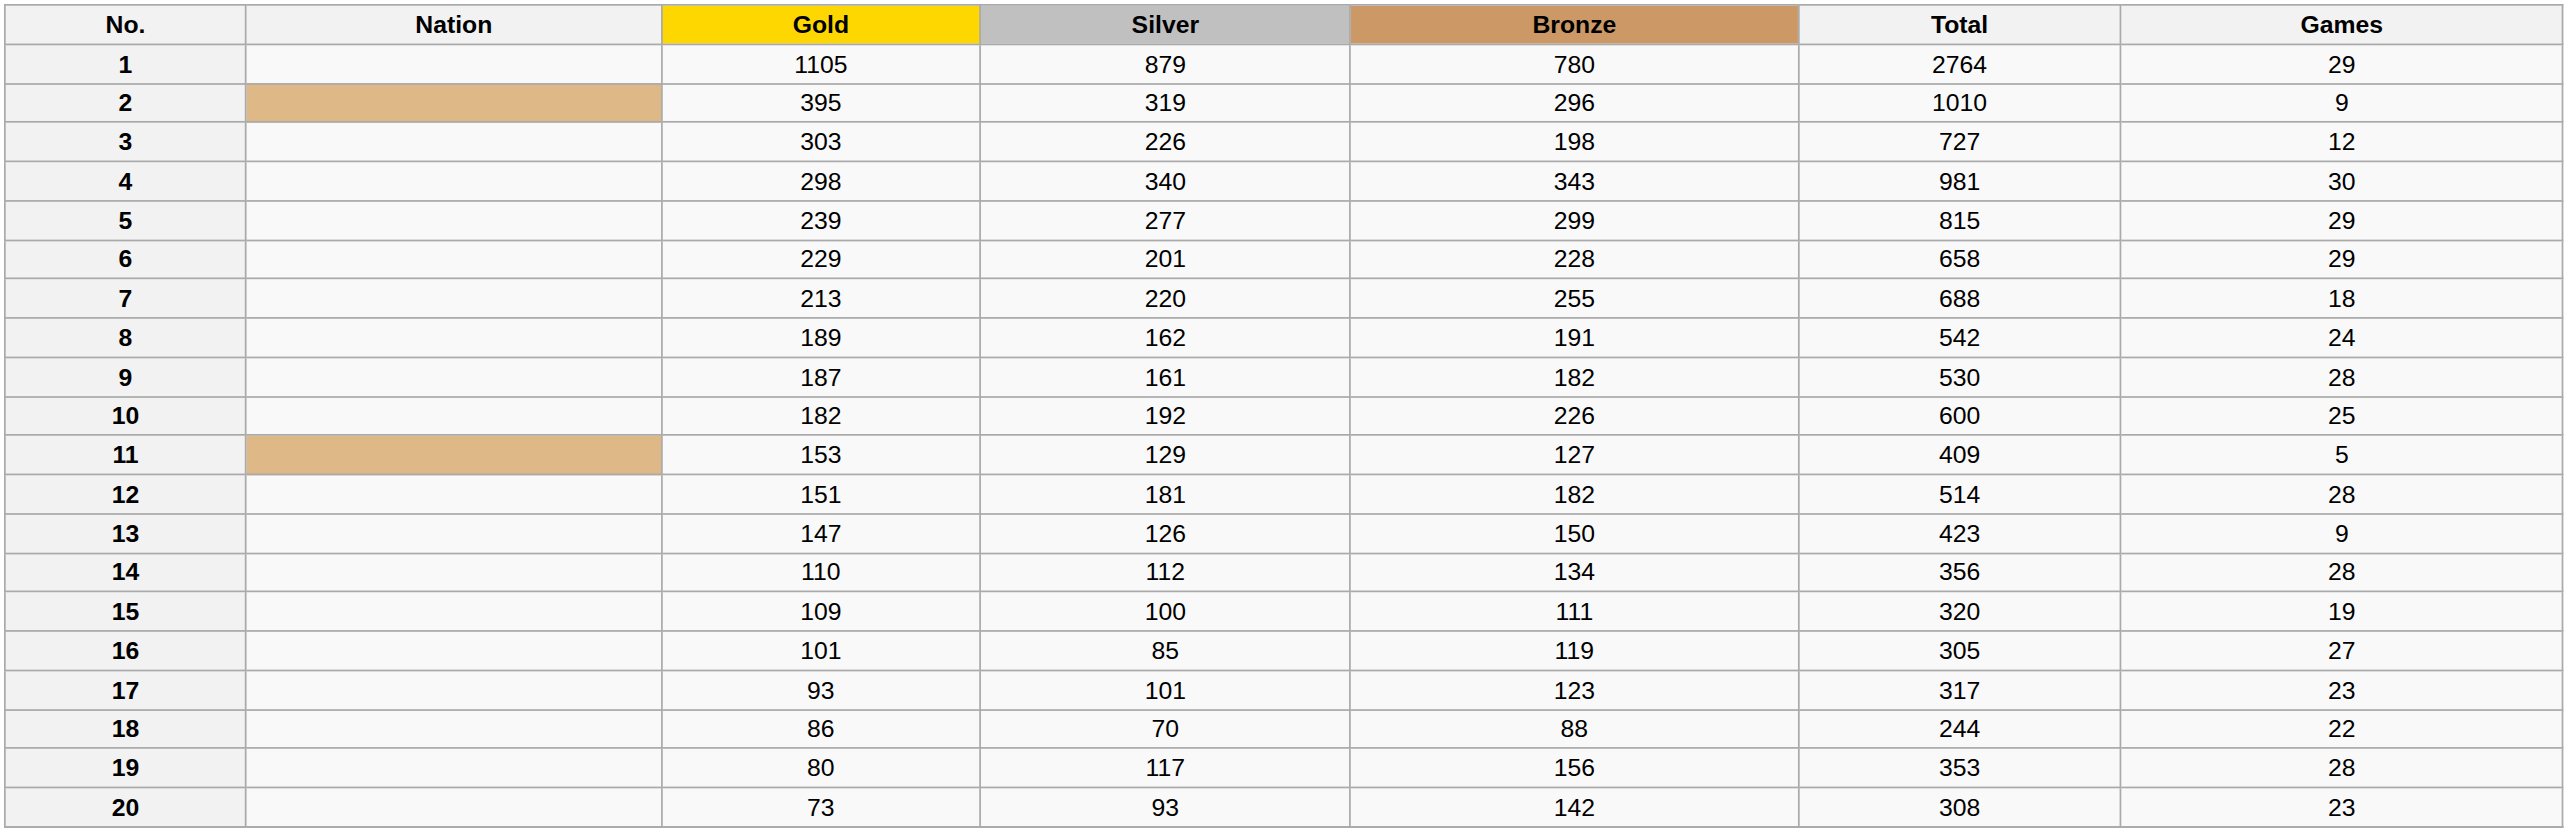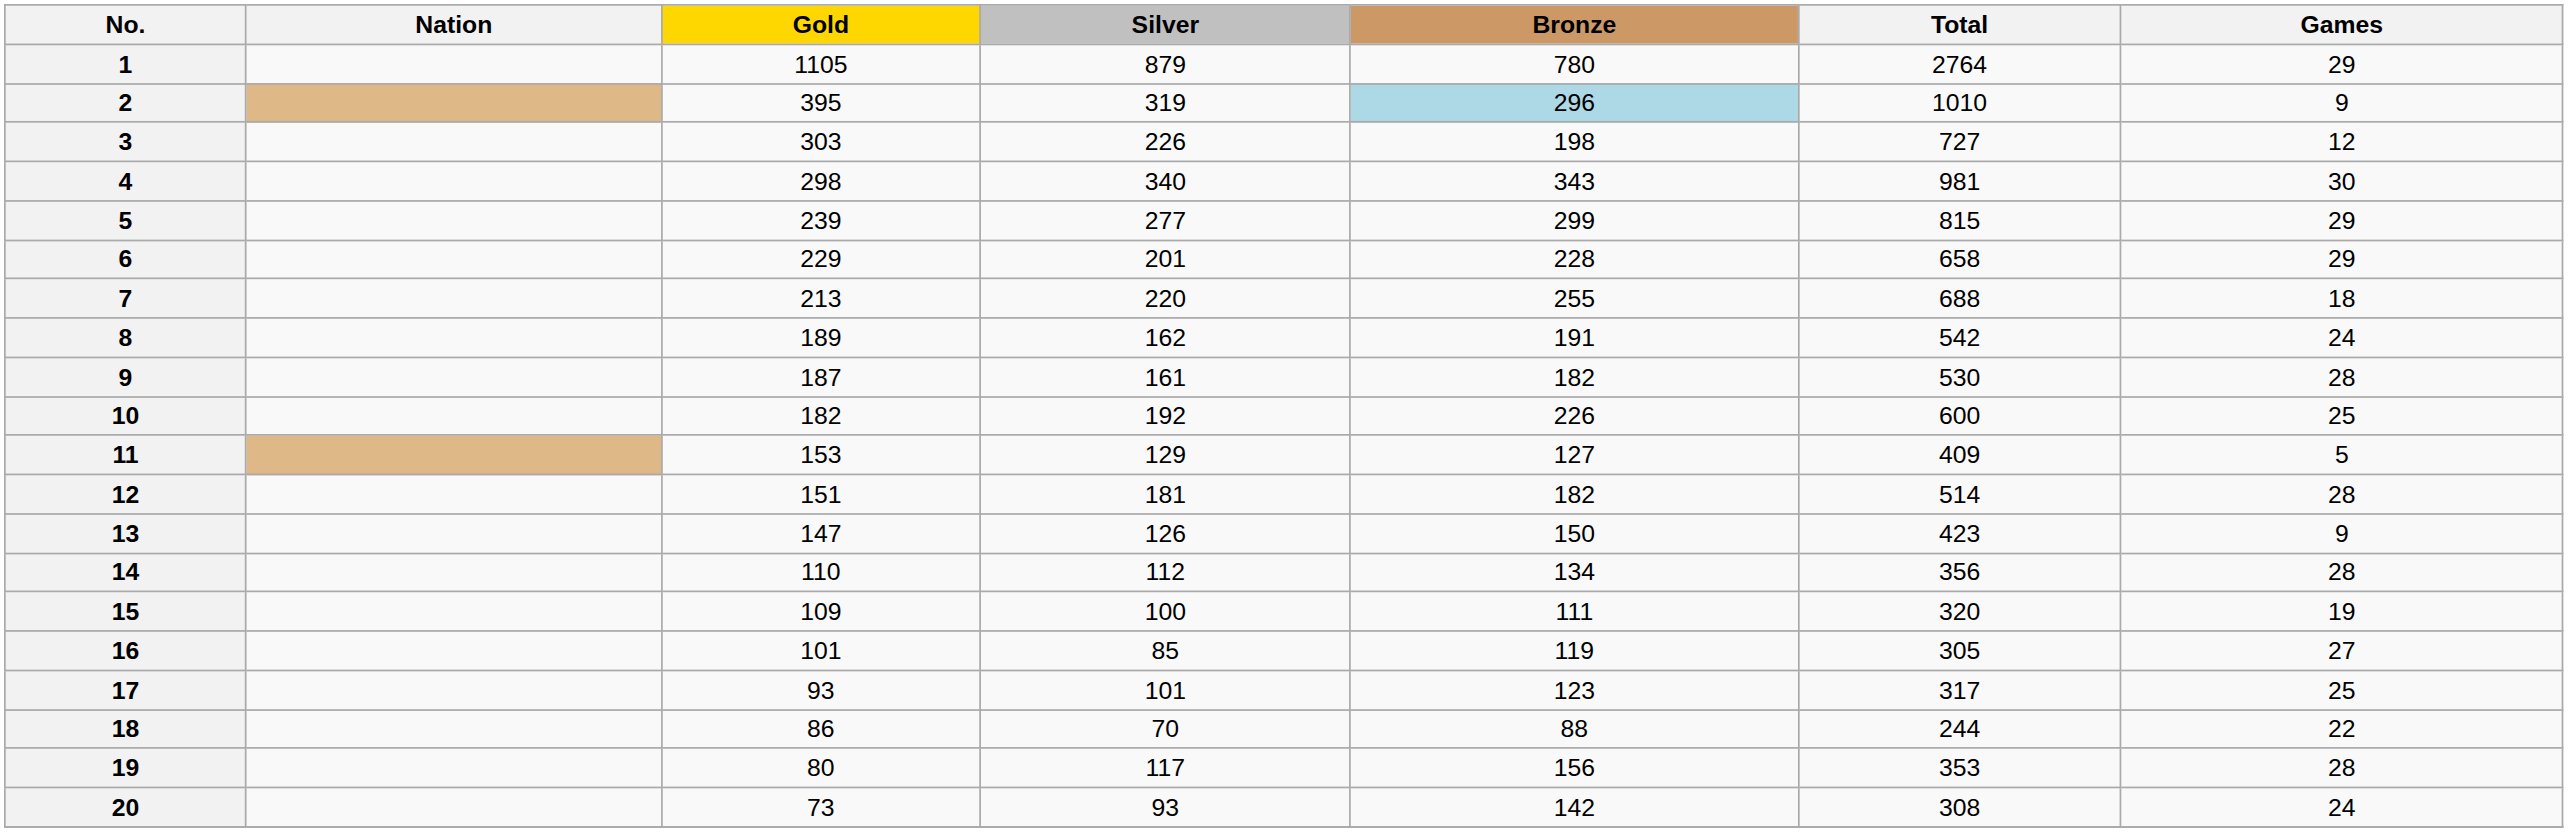(1574, 103) no background -> (1574, 103) lightblue background
(2342, 690) 23 -> (2342, 690) 25
(2342, 807) 23 -> (2342, 807) 24
